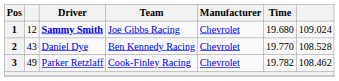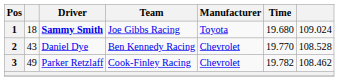(32, 29) 12 -> (32, 29) 18
(220, 29) Chevrolet -> (214, 29) Toyota
